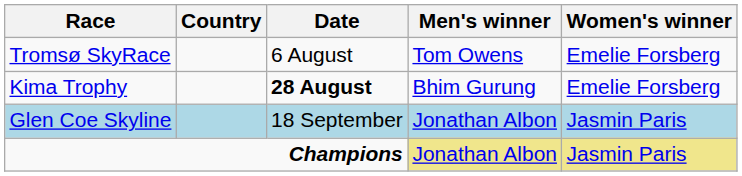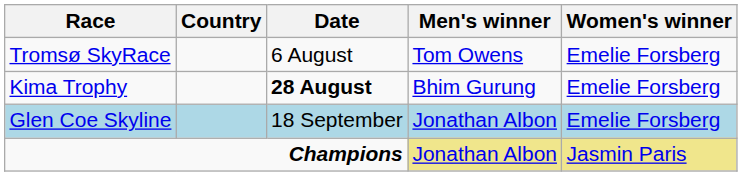(627, 120) Jasmin Paris -> (644, 120) Emelie Forsberg
